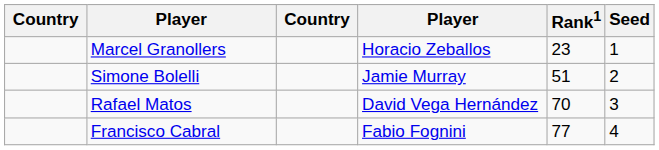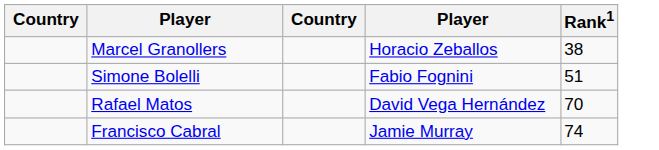- column: (630, 20)
(561, 49) 23 -> (574, 49) 38
(414, 77) Jamie Murray -> (421, 77) Fabio Fognini
(414, 131) Fabio Fognini -> (421, 131) Jamie Murray
(561, 131) 77 -> (574, 131) 74
